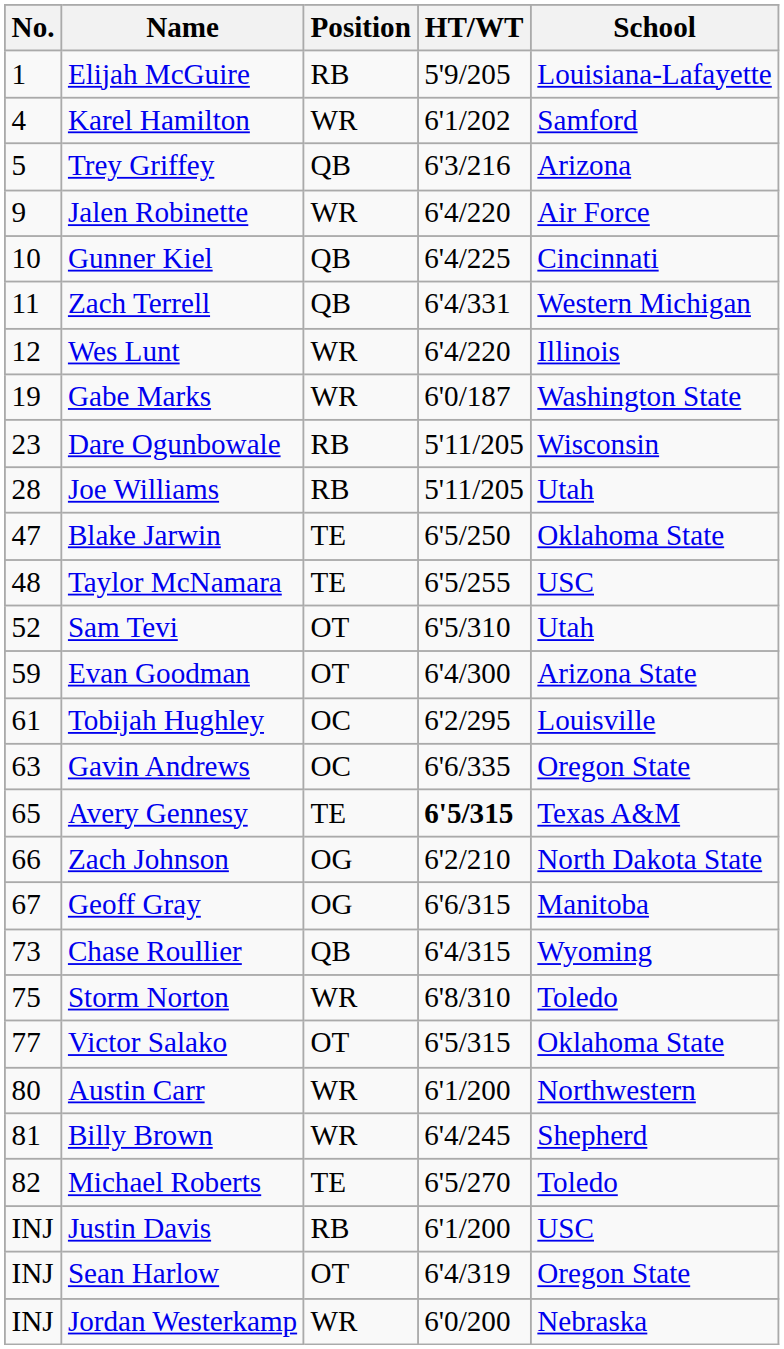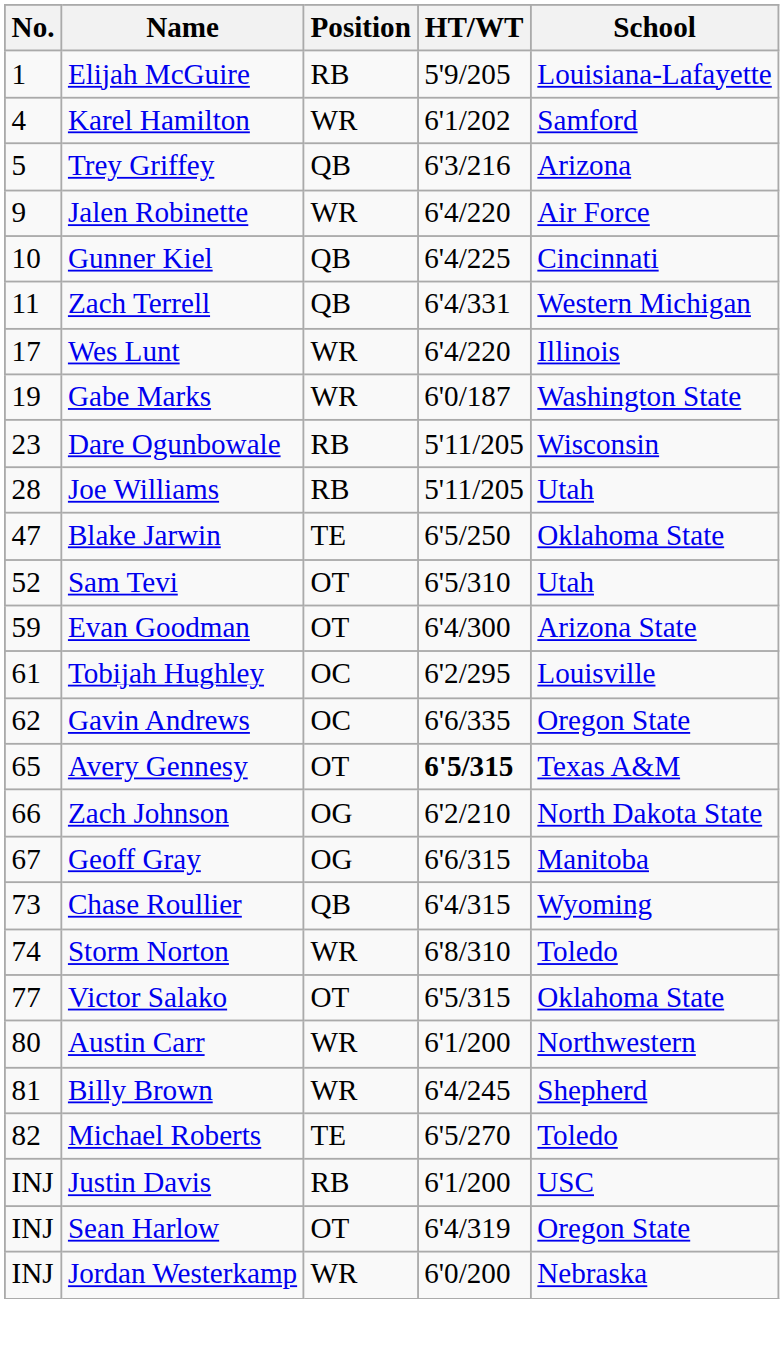(26, 350) 12 -> (26, 350) 17
- row: (175, 581)
(26, 766) 63 -> (26, 720) 62
(328, 812) TE -> (330, 766) OT
(26, 997) 75 -> (26, 951) 74
